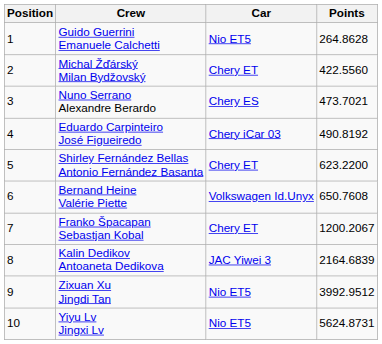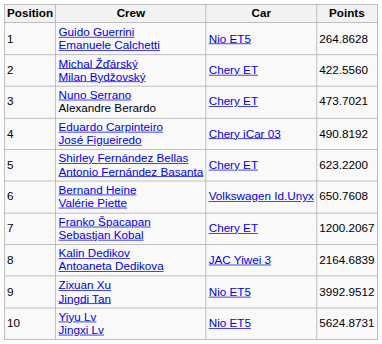(234, 102) Chery ES -> (233, 102) Chery ET
